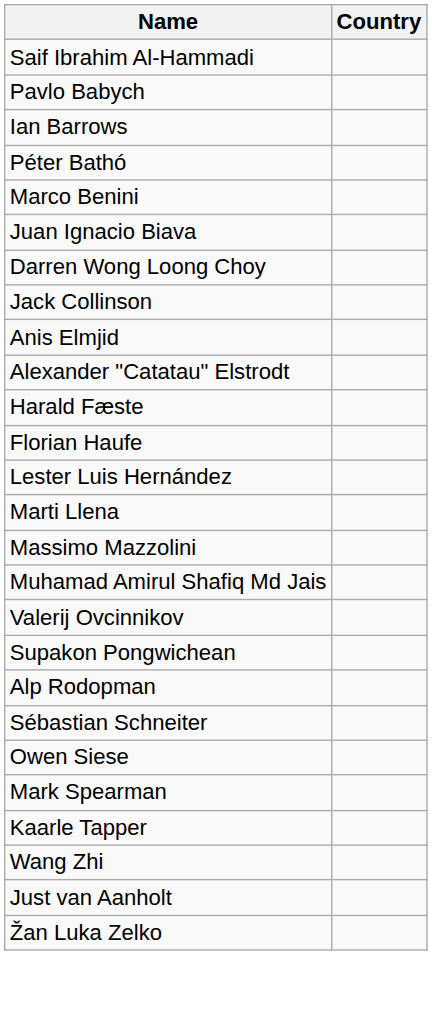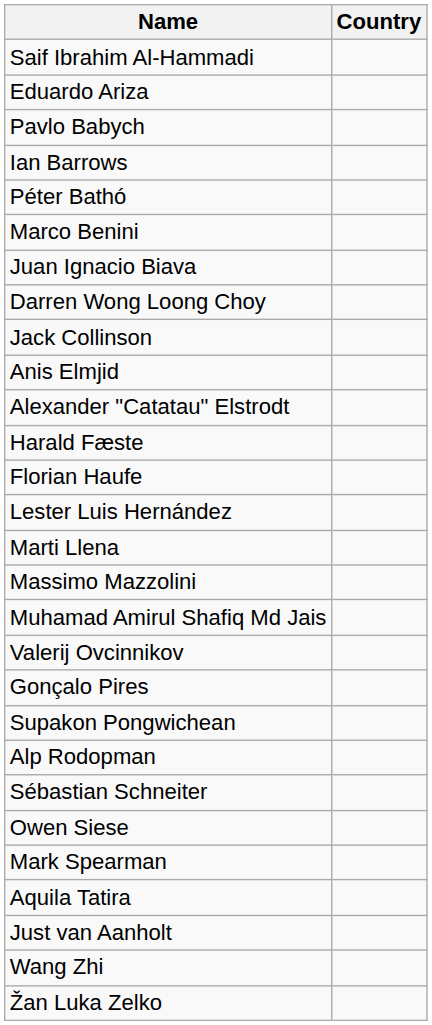+ row: (79, 92)
+ row: (79, 687)
- row: (78, 827)
+ row: (70, 897)
rows swapped: (91, 897) <-> (57, 862)
